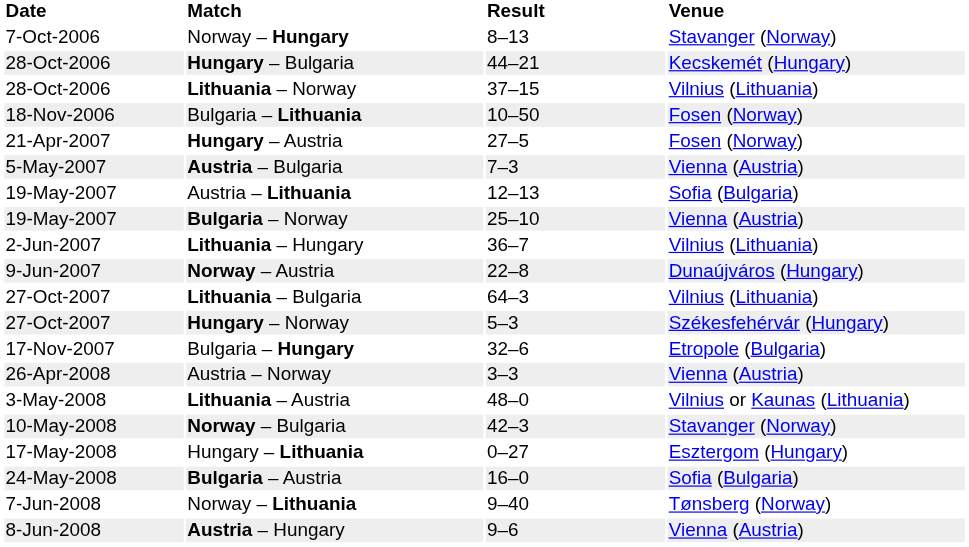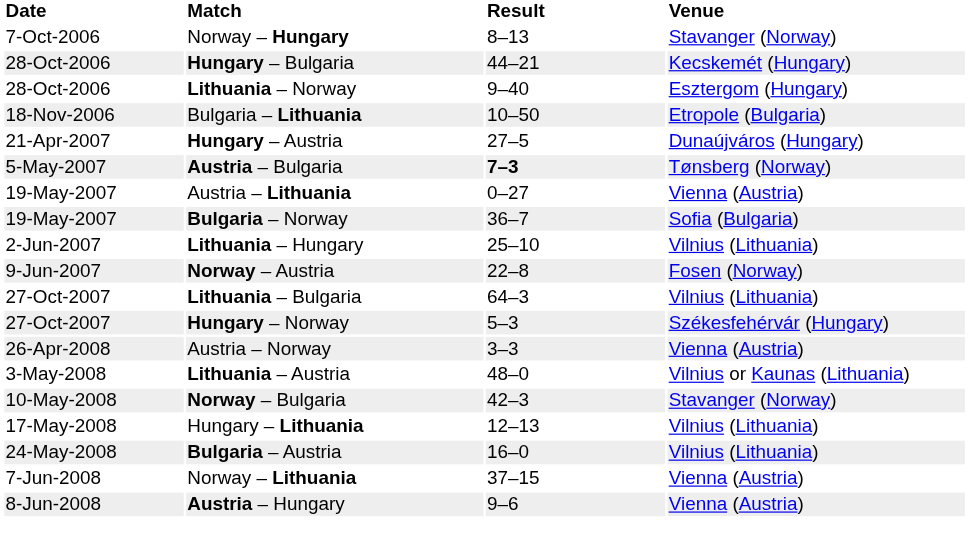(513, 88) 37–15 -> (508, 88) 9–40
(744, 88) Vilnius (Lithuania) -> (758, 88) Esztergom (Hungary)
(736, 114) Fosen (Norway) -> (747, 114) Etropole (Bulgaria)
(736, 140) Fosen (Norway) -> (766, 140) Dunaújváros (Hungary)
(503, 166) normal -> (503, 166) bold
(736, 166) Vienna (Austria) -> (750, 166) Tønsberg (Norway)
(513, 192) 12–13 -> (508, 192) 0–27
(734, 192) Sofia (Bulgaria) -> (736, 192) Vienna (Austria)
(513, 218) 25–10 -> (508, 218) 36–7
(736, 218) Vienna (Austria) -> (734, 218) Sofia (Bulgaria)
(508, 244) 36–7 -> (513, 244) 25–10
(766, 270) Dunaújváros (Hungary) -> (736, 270) Fosen (Norway)
- row: (271, 348)
(508, 452) 0–27 -> (513, 426) 12–13
(758, 452) Esztergom (Hungary) -> (744, 426) Vilnius (Lithuania)
(734, 478) Sofia (Bulgaria) -> (744, 452) Vilnius (Lithuania)
(508, 504) 9–40 -> (513, 478) 37–15
(750, 504) Tønsberg (Norway) -> (736, 478) Vienna (Austria)
